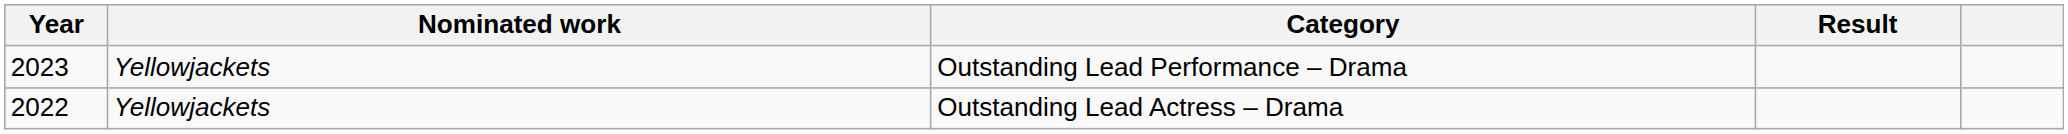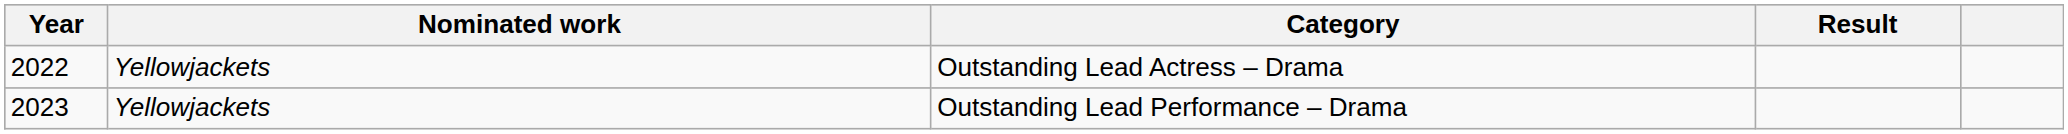rows swapped: (1140, 107) <-> (1172, 66)
